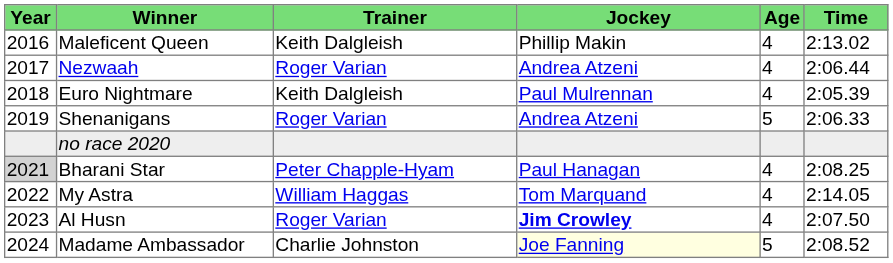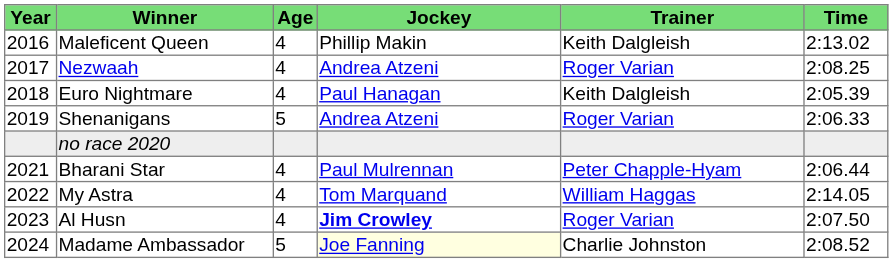columns swapped: (782, 17) <-> (395, 17)
(838, 68) 2:06.44 -> (838, 68) 2:08.25
(586, 93) Paul Mulrennan -> (380, 93) Paul Hanagan
(28, 169) lightgrey background -> (28, 169) no background
(579, 169) Paul Hanagan -> (386, 169) Paul Mulrennan
(838, 169) 2:08.25 -> (838, 169) 2:06.44
